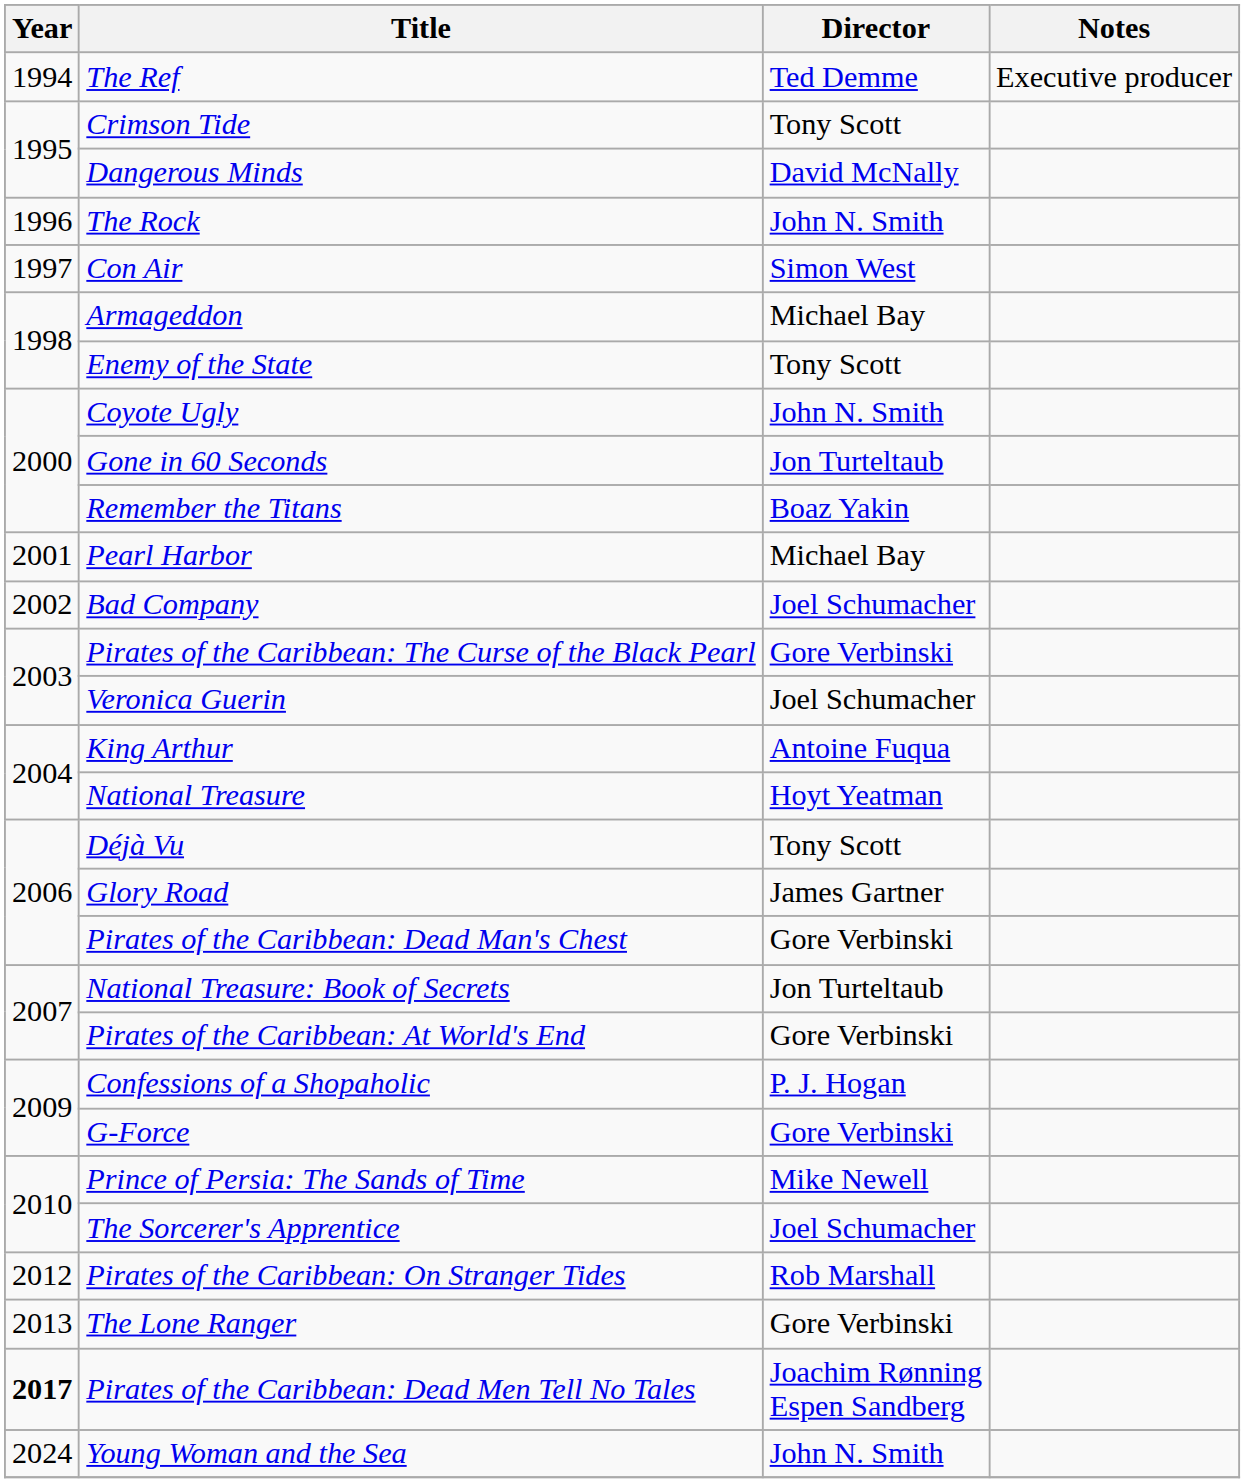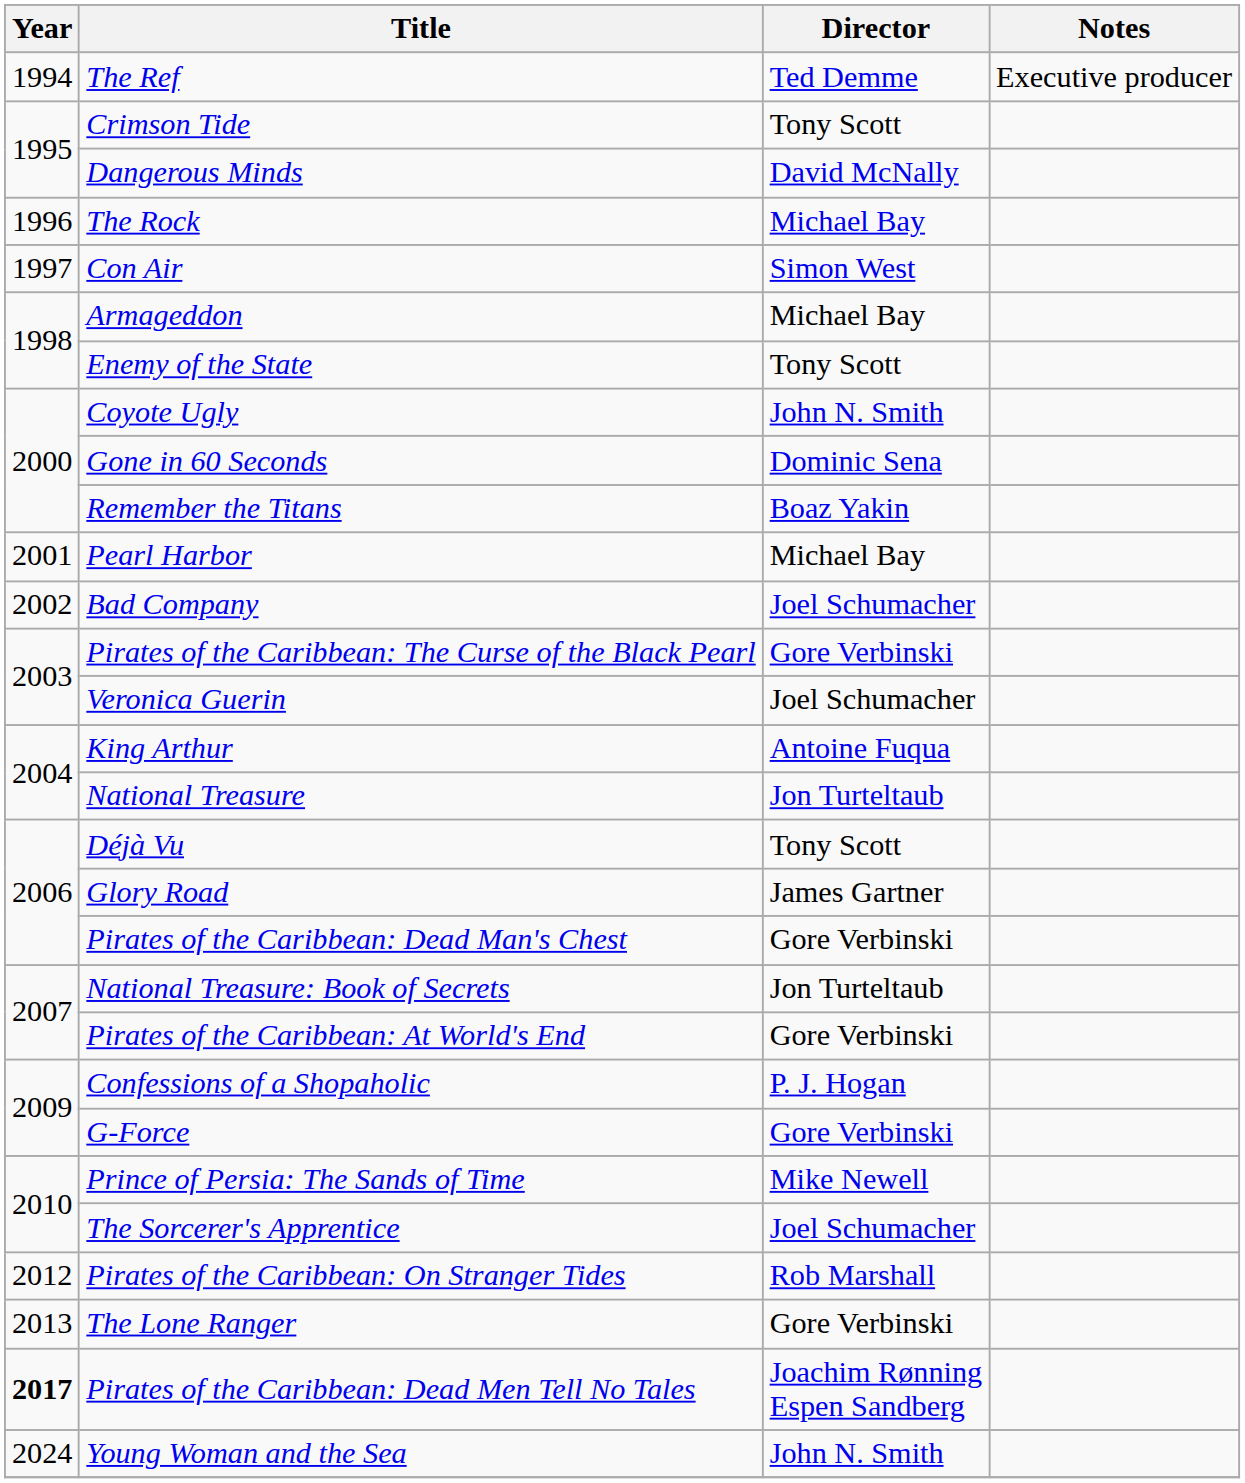(857, 220) John N. Smith -> (847, 220) Michael Bay
(857, 460) Jon Turteltaub -> (856, 460) Dominic Sena
(856, 795) Hoyt Yeatman -> (857, 795) Jon Turteltaub
